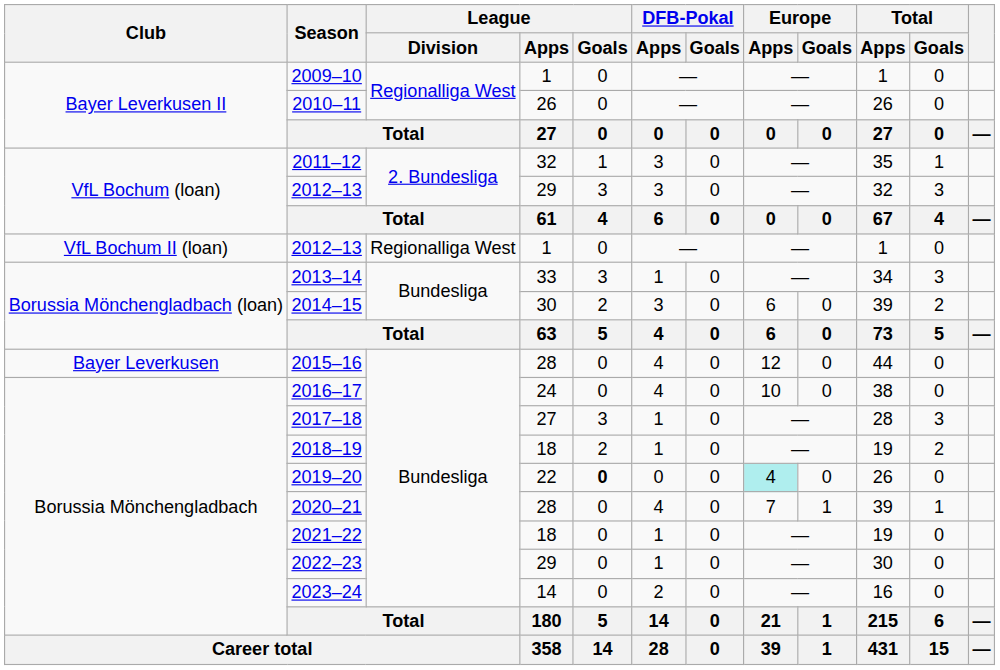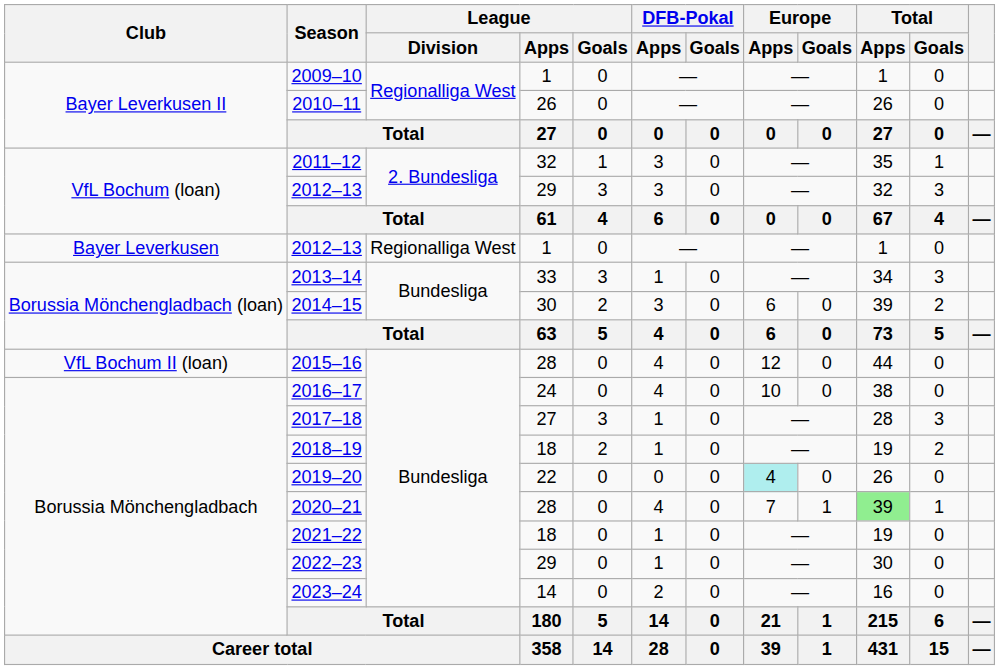(146, 248) VfL Bochum II (loan) -> (146, 248) Bayer Leverkusen
(146, 362) Bayer Leverkusen -> (146, 362) VfL Bochum II (loan)
(603, 477) bold -> (603, 477) normal
(883, 506) no background -> (883, 506) lightgreen background
